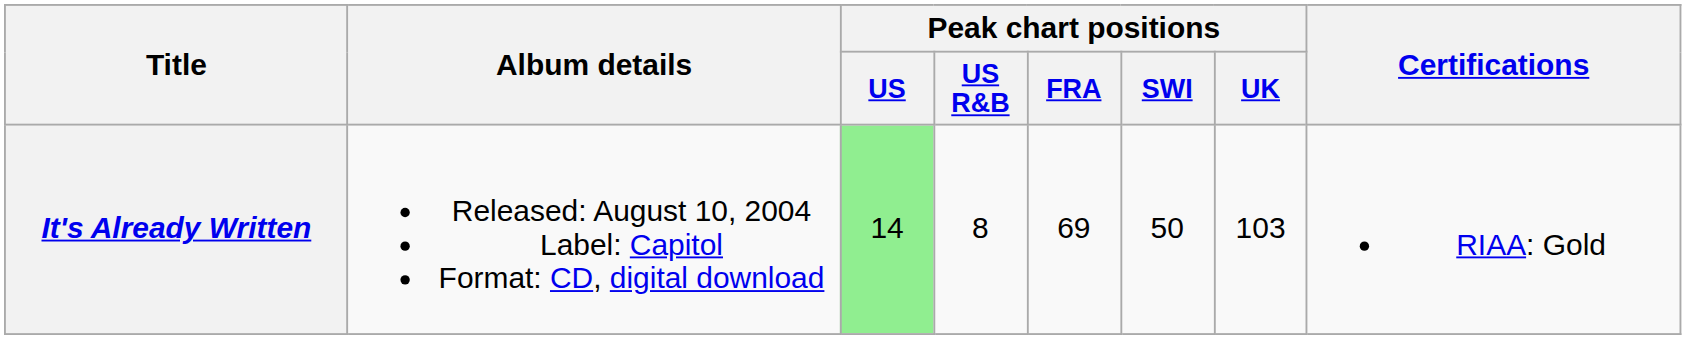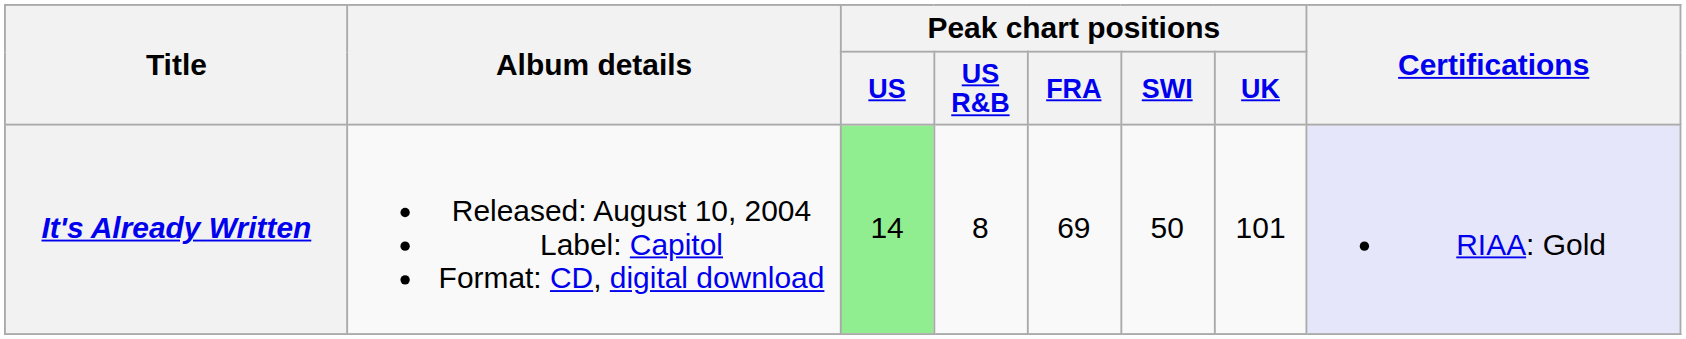(1261, 228) 103 -> (1261, 228) 101
(1494, 246) no background -> (1494, 246) lavender background
